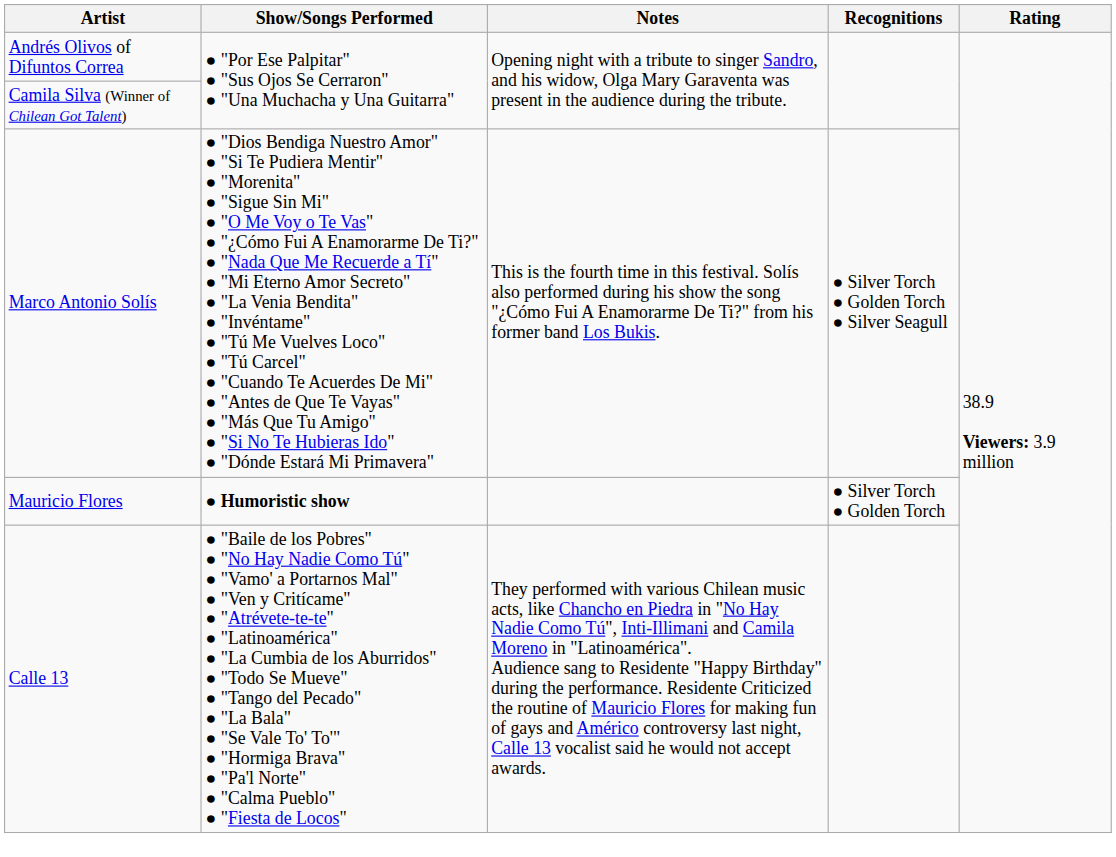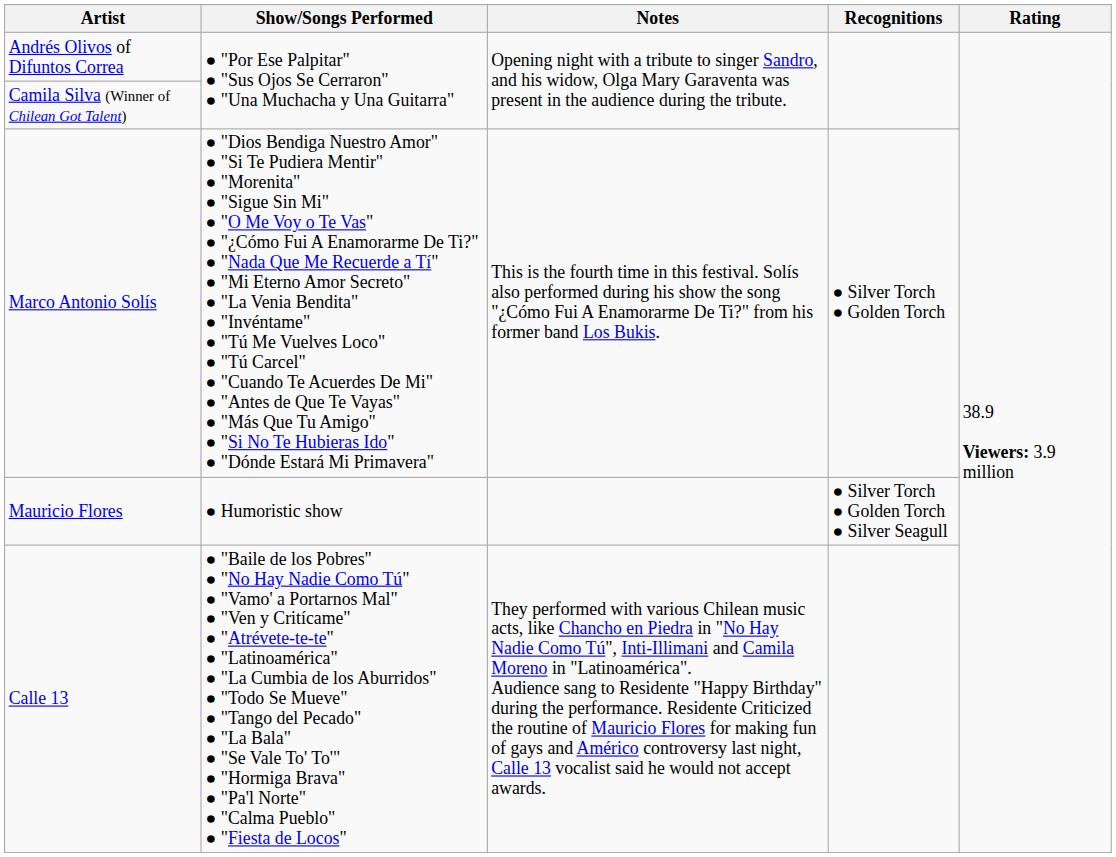(890, 302) ● Silver Torch ● Golden Torch ● Silver Seagull -> (889, 302) ● Silver Torch ● Golden Torch
(278, 500) bold -> (274, 510) normal
(889, 500) ● Silver Torch ● Golden Torch -> (890, 510) ● Silver Torch ● Golden Torch ● Silver Seagull
